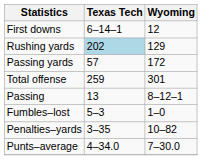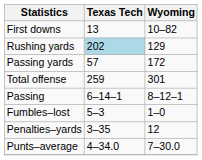(104, 29) 6–14–1 -> (93, 29) 13
(153, 29) 12 -> (162, 29) 10–82
(93, 96) 13 -> (104, 96) 6–14–1
(162, 130) 10–82 -> (153, 130) 12
